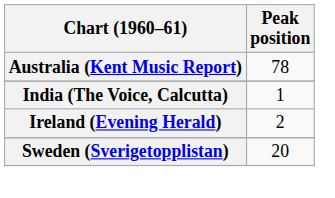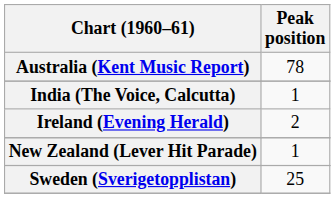+ row: (133, 151)
(280, 151) 20 -> (295, 179) 25
